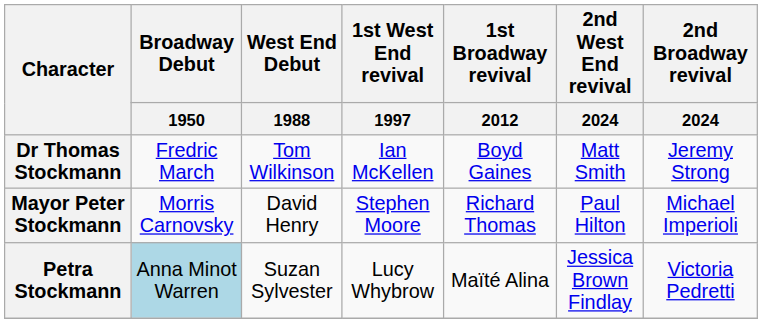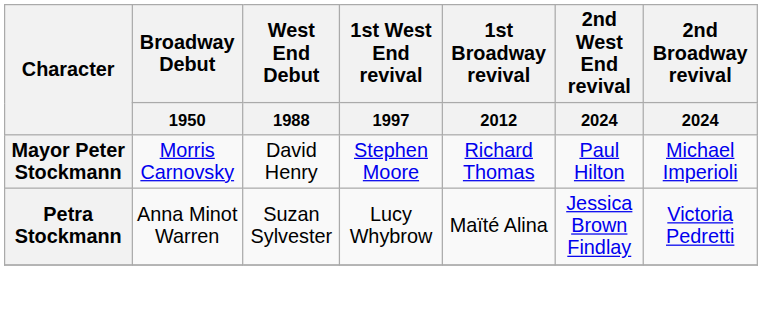- row: (68, 161)
(187, 280) lightblue background -> (187, 226) no background
